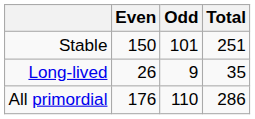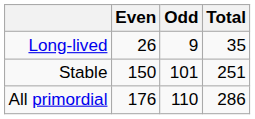rows swapped: (83, 45) <-> (68, 72)
